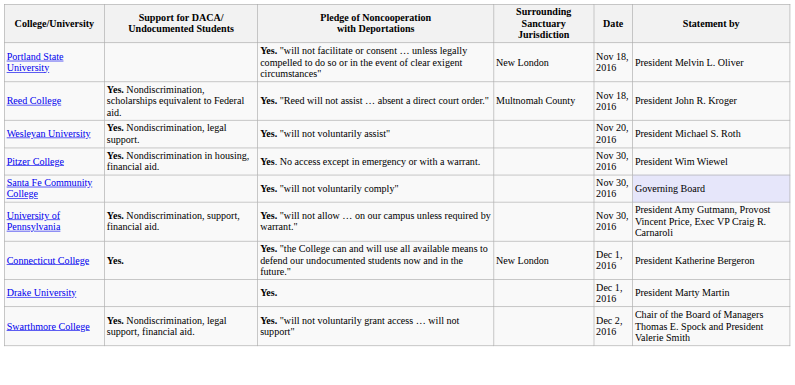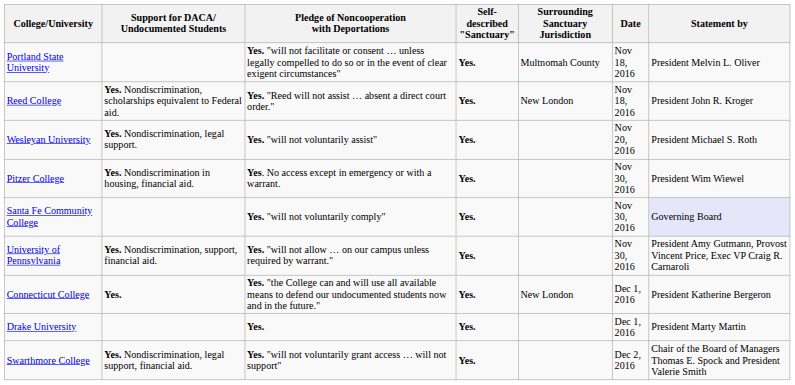+ column: (487, 23)
(522, 62) New London -> (560, 62) Multnomah County
(536, 101) Multnomah County -> (547, 101) New London
